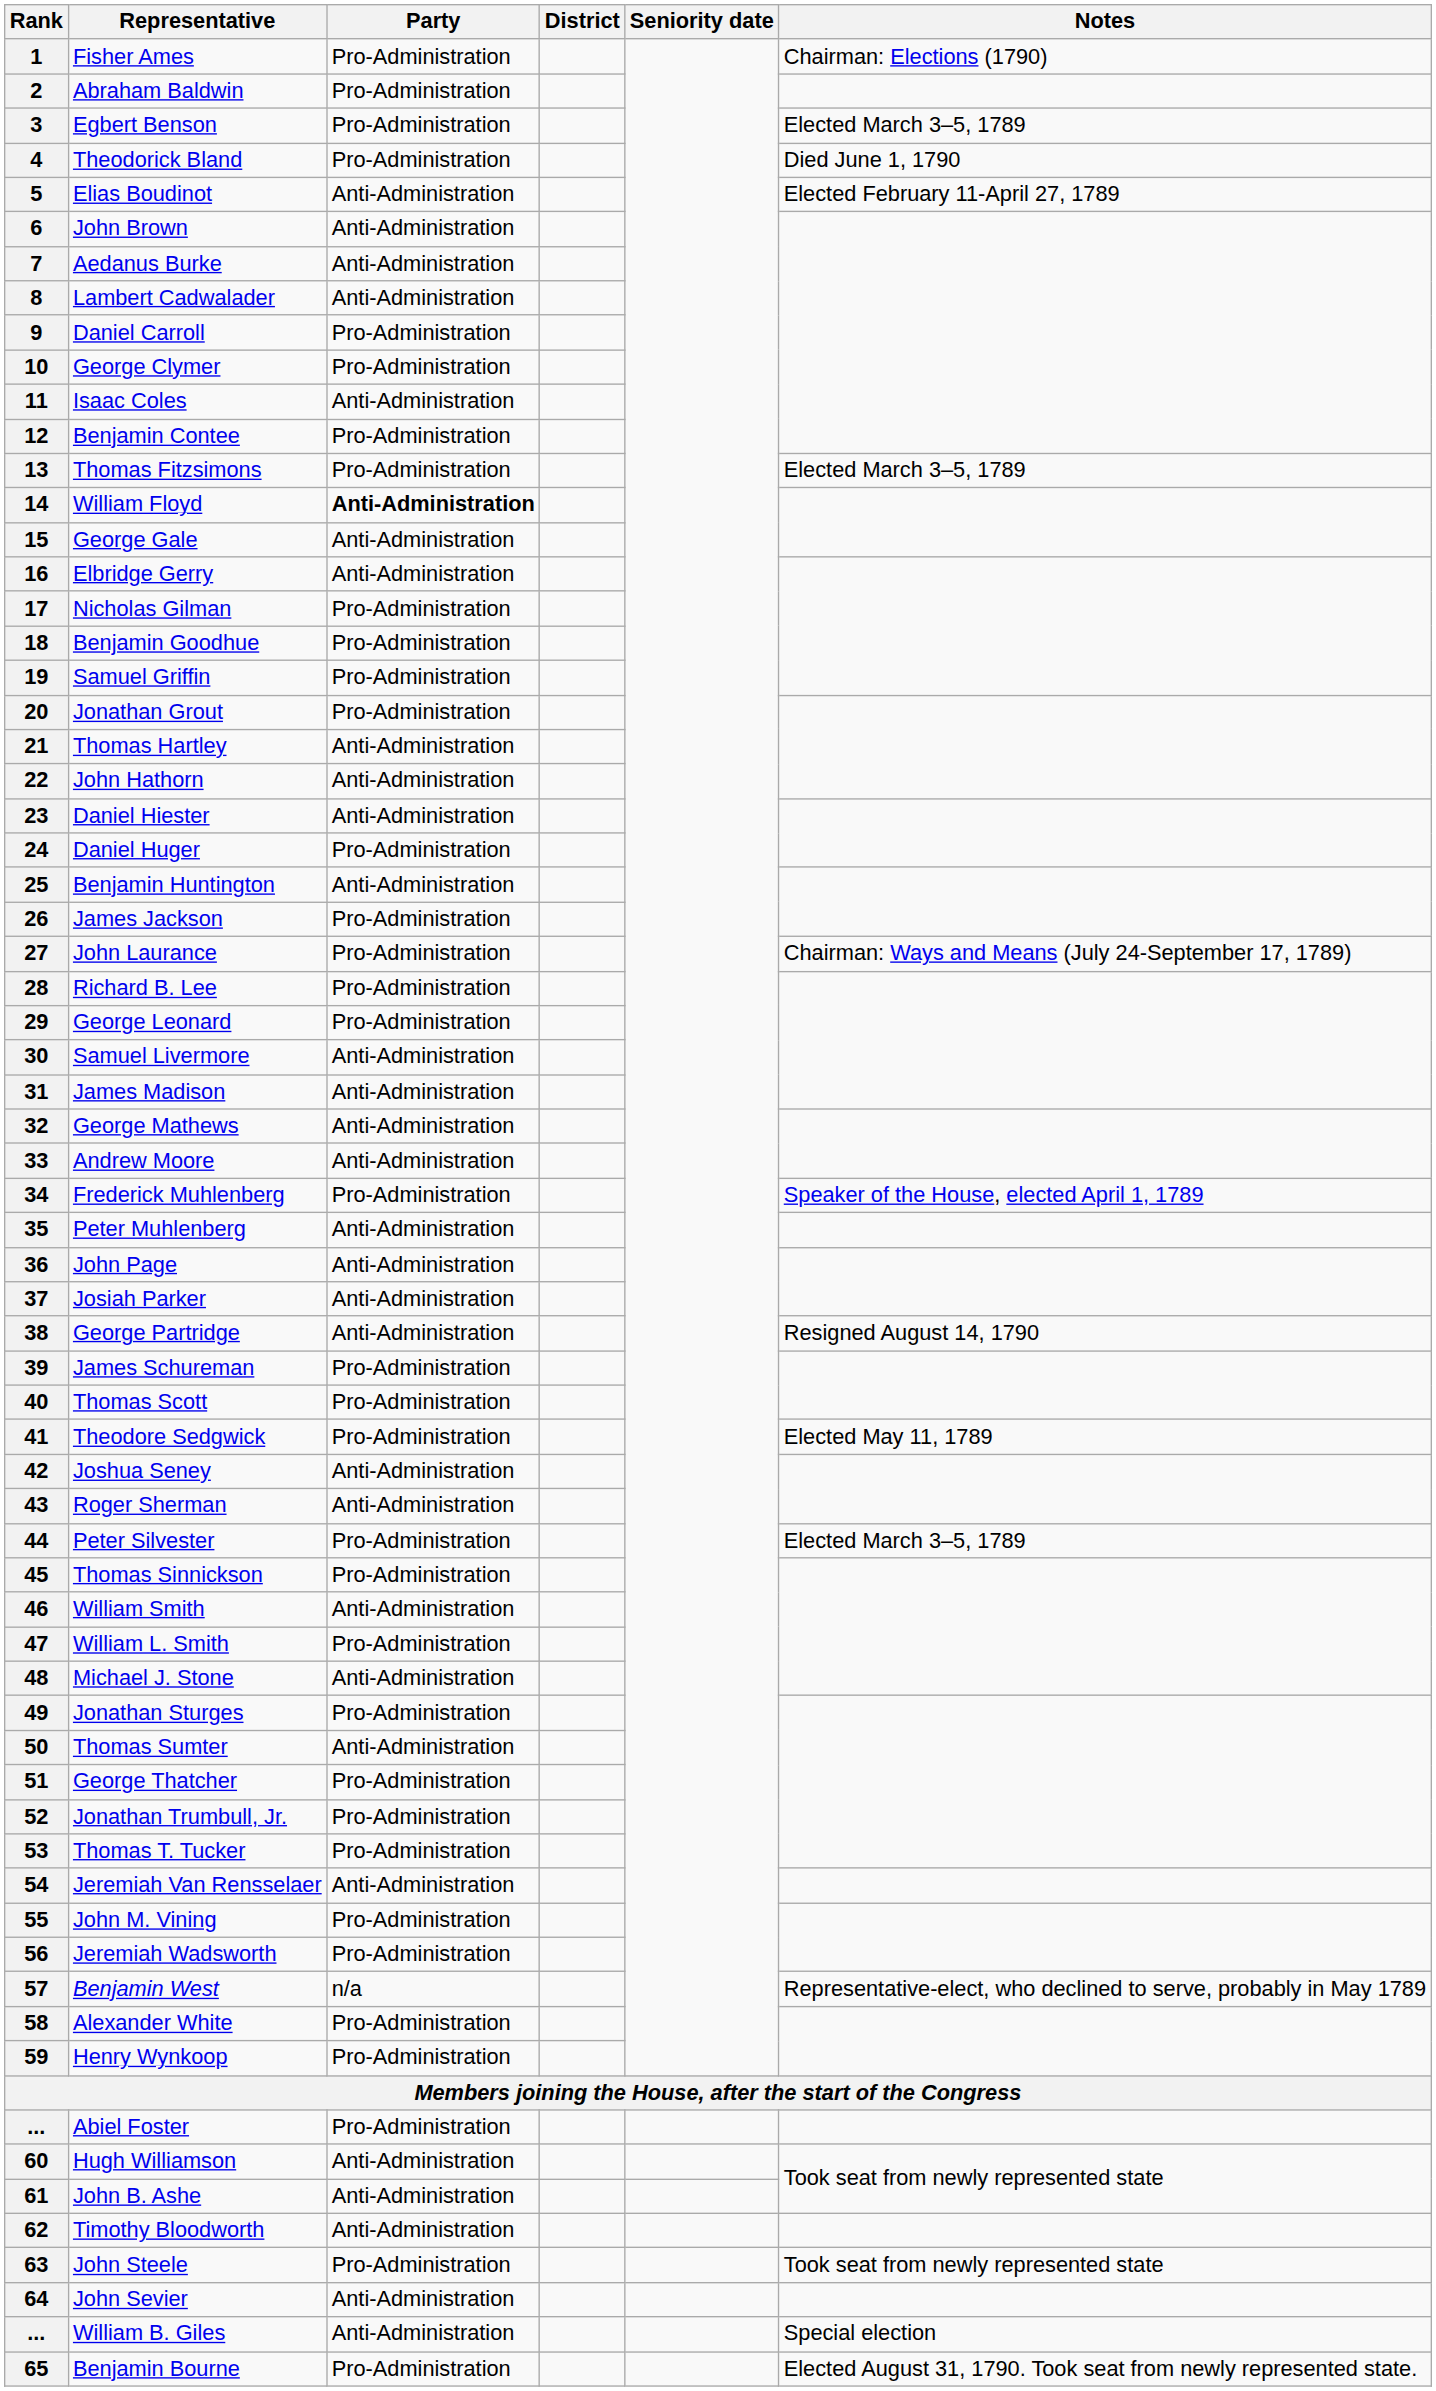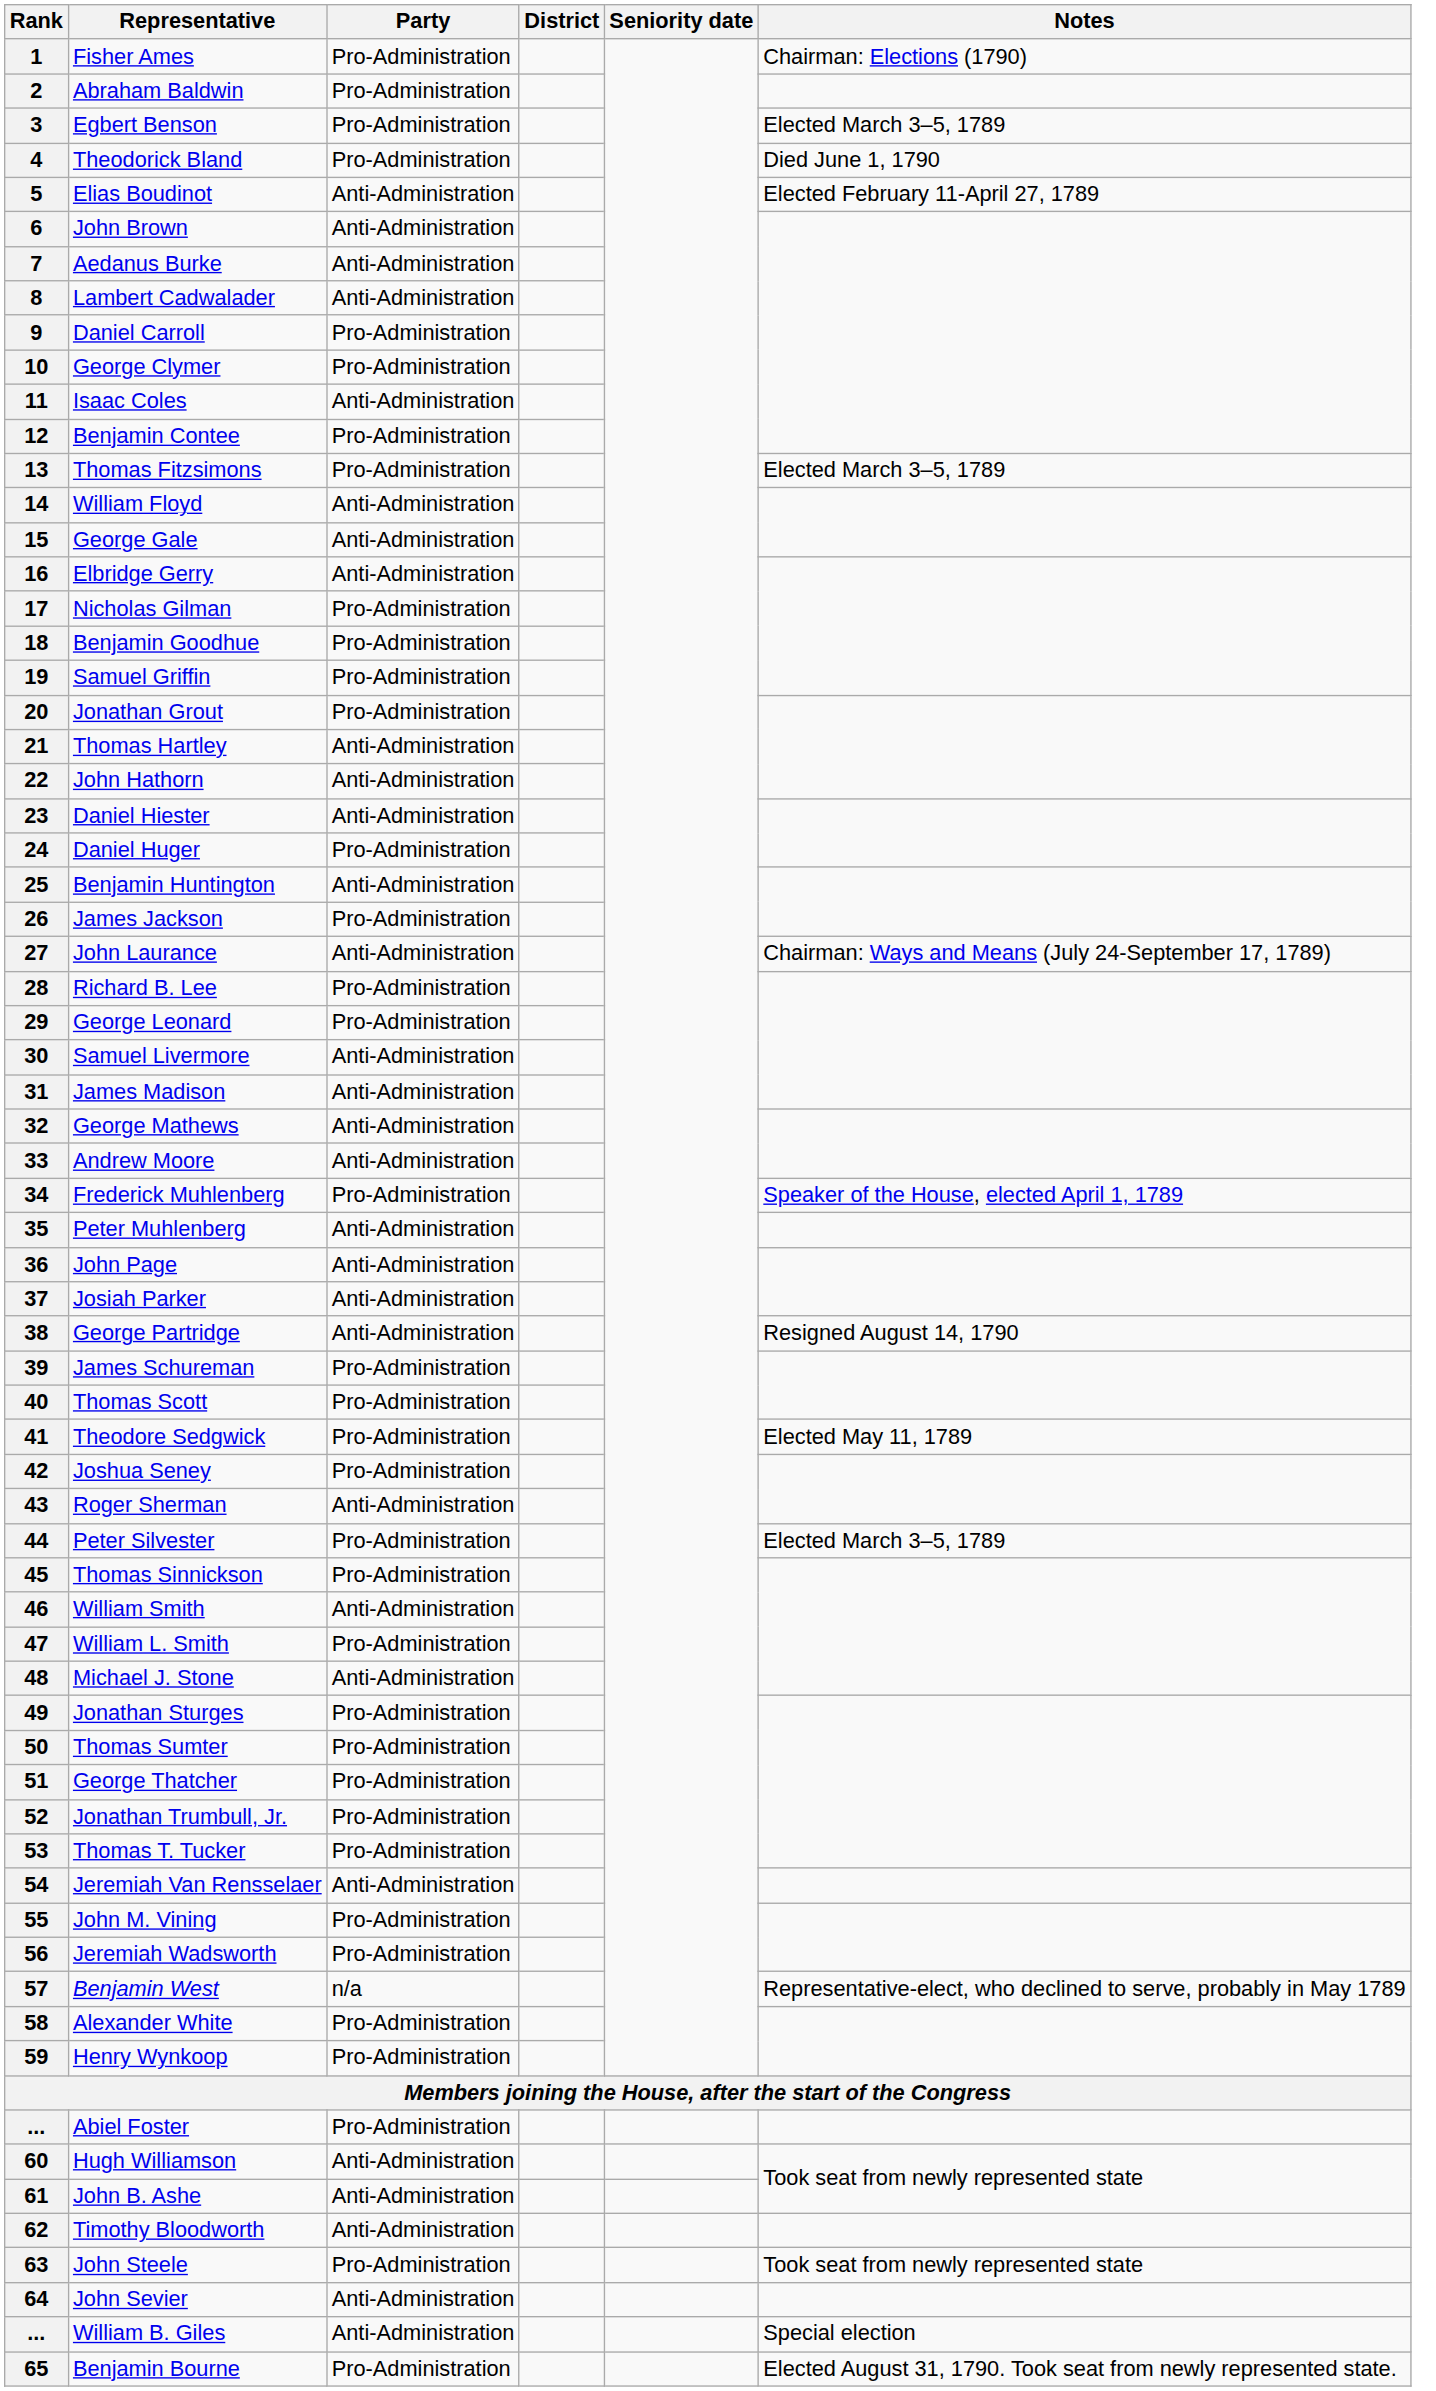(433, 504) bold -> (423, 504) normal
(421, 953) Pro-Administration -> (423, 953) Anti-Administration
(423, 1471) Anti-Administration -> (421, 1471) Pro-Administration
(423, 1747) Anti-Administration -> (421, 1747) Pro-Administration
